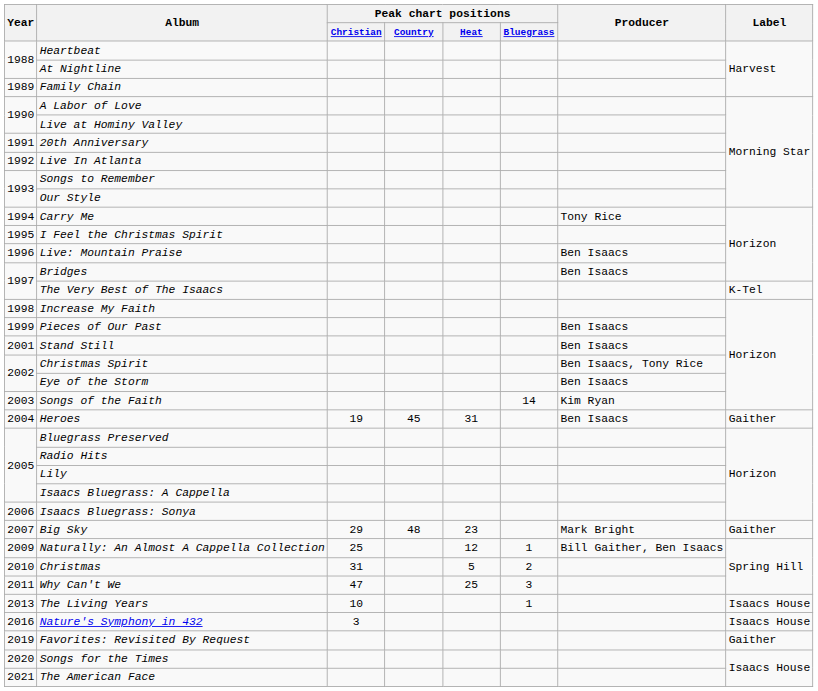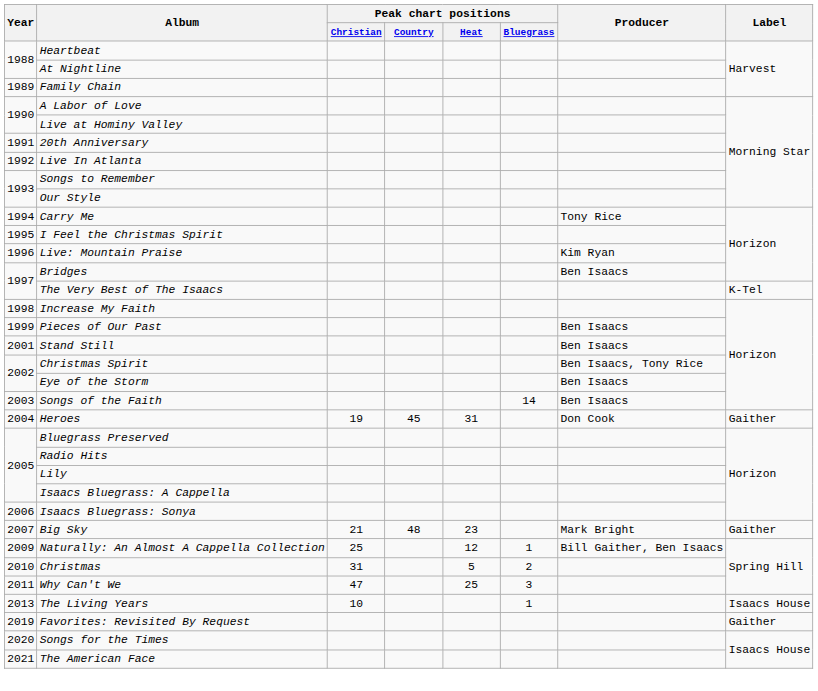(594, 253) Ben Isaacs -> (588, 253) Kim Ryan
(588, 401) Kim Ryan -> (594, 401) Ben Isaacs
(594, 419) Ben Isaacs -> (588, 419) Don Cook
(356, 530) 29 -> (356, 530) 21
- row: (121, 622)
